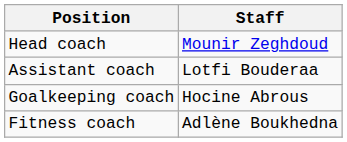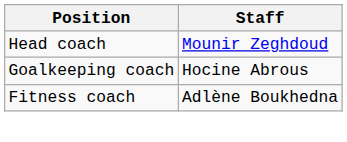- row: (82, 71)
